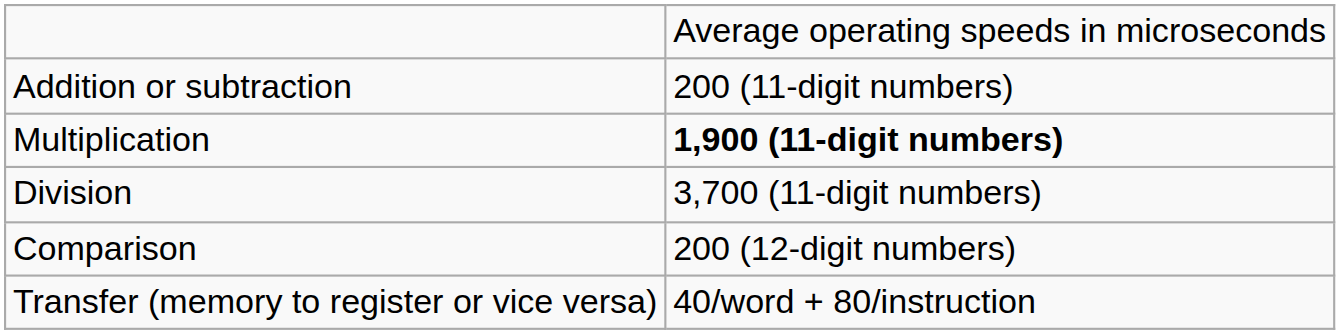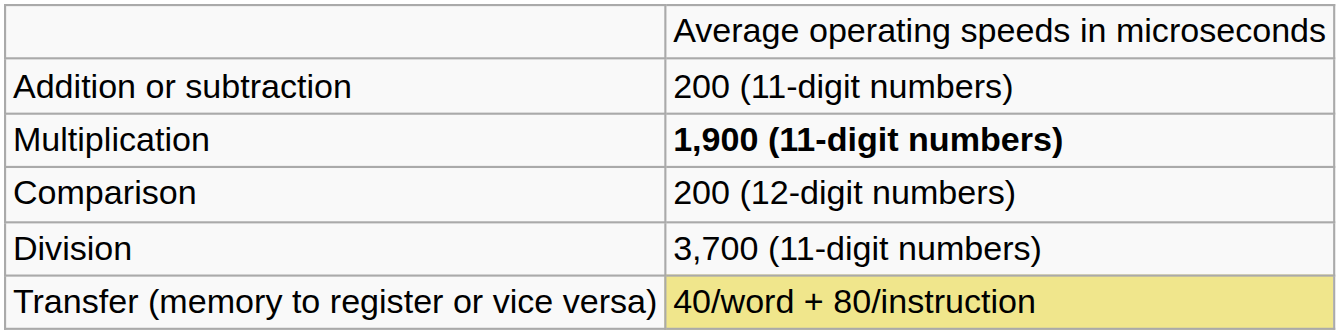rows swapped: (73, 193) <-> (105, 247)
(855, 301) no background -> (855, 301) khaki background
